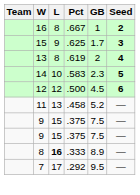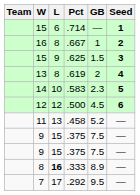+ row: (41, 27)
(97, 43) 1.7 -> (97, 58) 1.5
